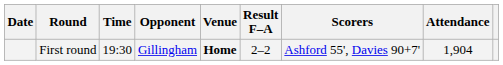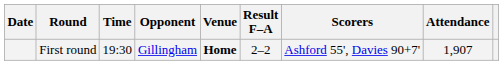(458, 49) 1,904 -> (458, 49) 1,907
